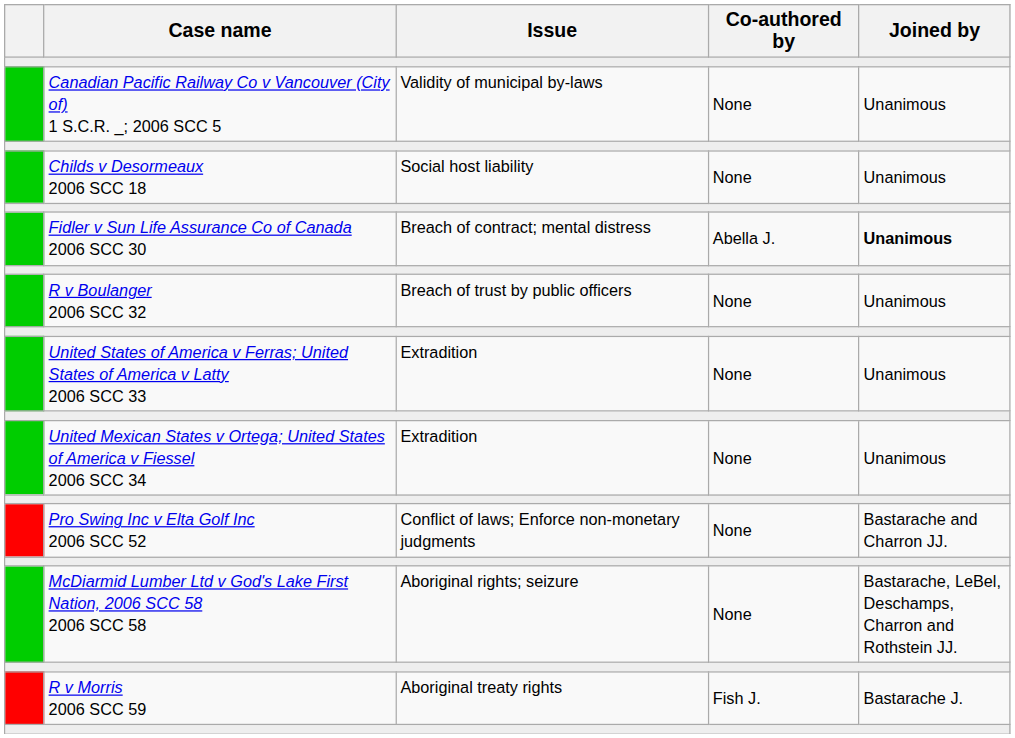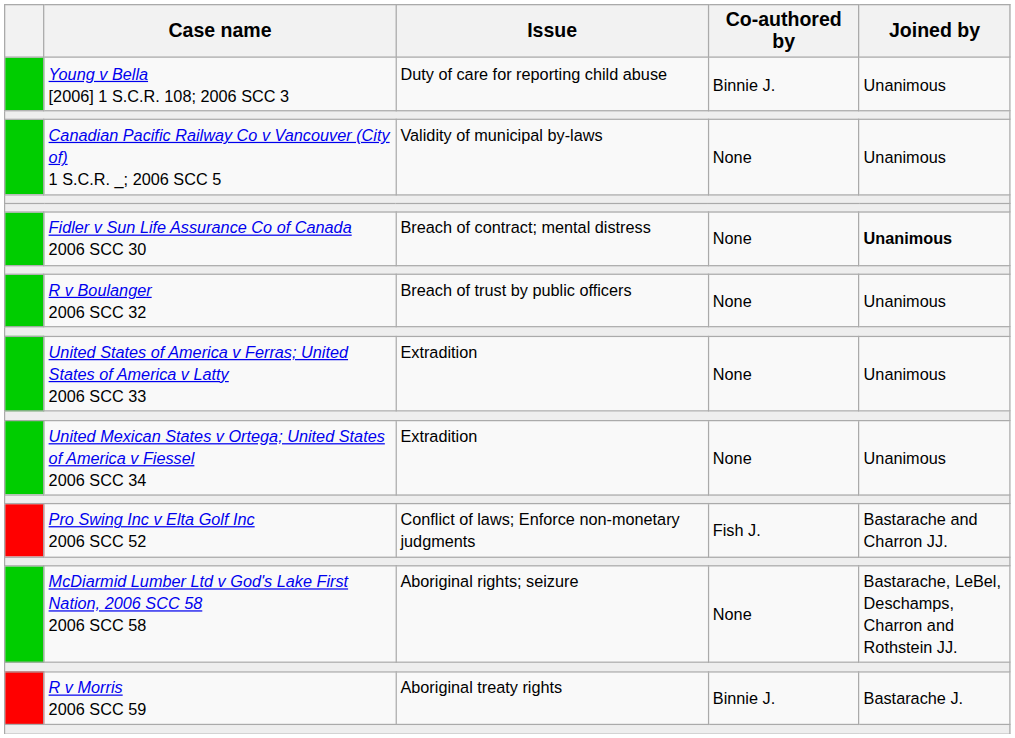+ row: (169, 85)
- row: (126, 177)
(744, 239) Abella J. -> (732, 239) None
(732, 531) None -> (737, 531) Fish J.
(737, 699) Fish J. -> (744, 699) Binnie J.
